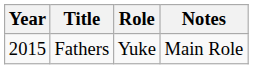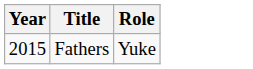- column: (204, 19)
